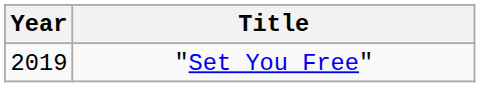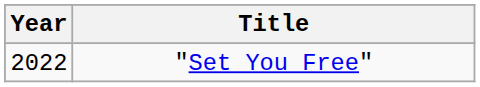(39, 63) 2019 -> (39, 63) 2022
